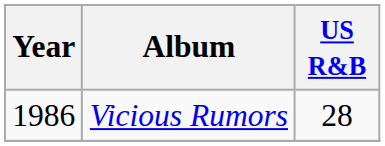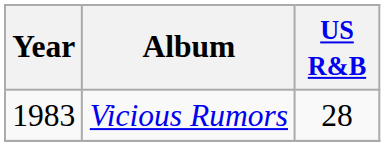(44, 114) 1986 -> (44, 114) 1983
